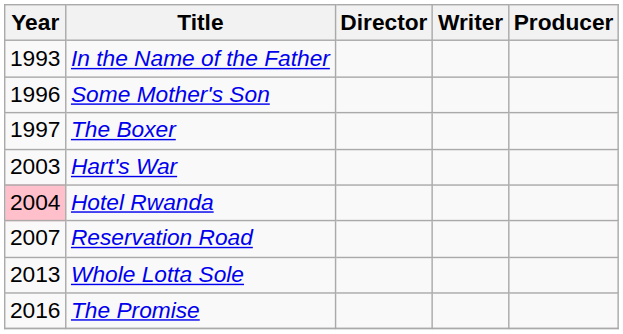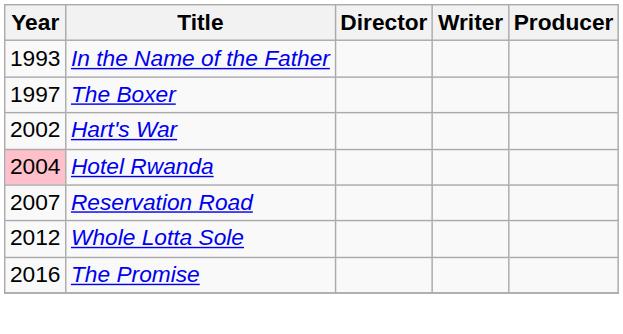- row: (170, 94)
(35, 166) 2003 -> (35, 130) 2002
(35, 274) 2013 -> (35, 238) 2012
